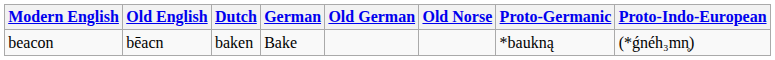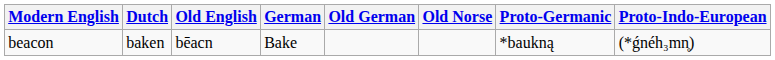columns swapped: (167, 17) <-> (236, 17)
